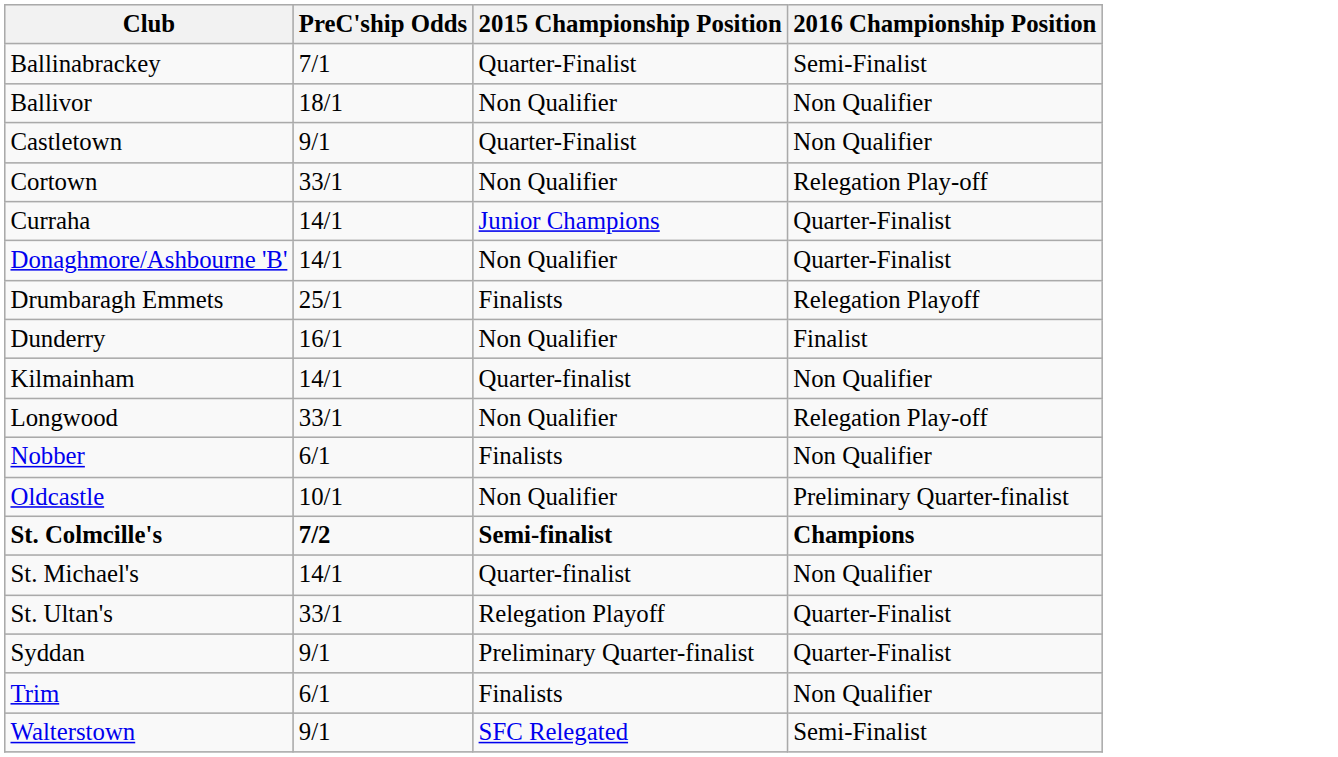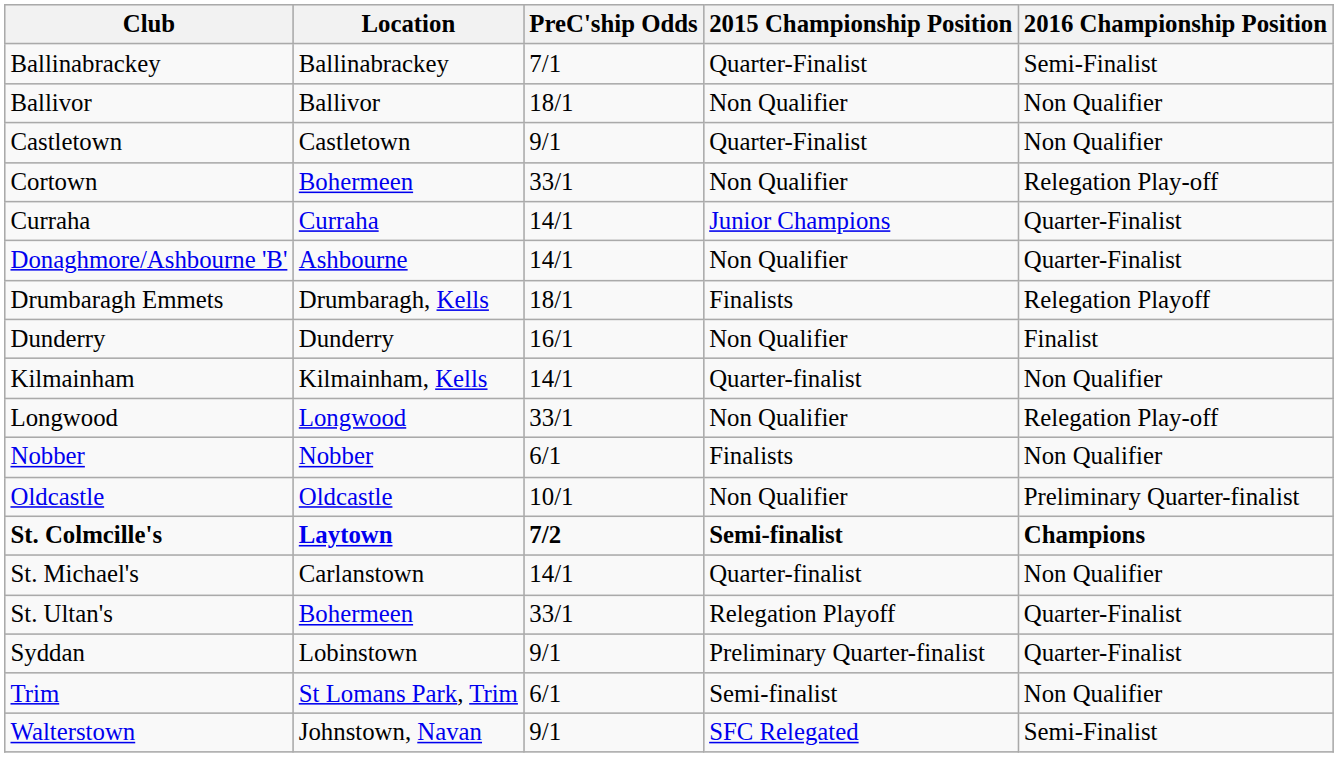+ column: (408, 24)
(321, 299) 25/1 -> (551, 299) 18/1
(521, 692) Finalists -> (773, 692) Semi-finalist
